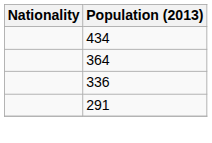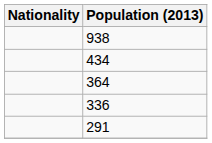+ row: (98, 37)
